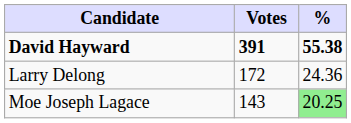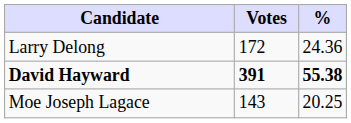rows swapped: (69, 46) <-> (57, 74)
(323, 103) lightgreen background -> (323, 103) no background
